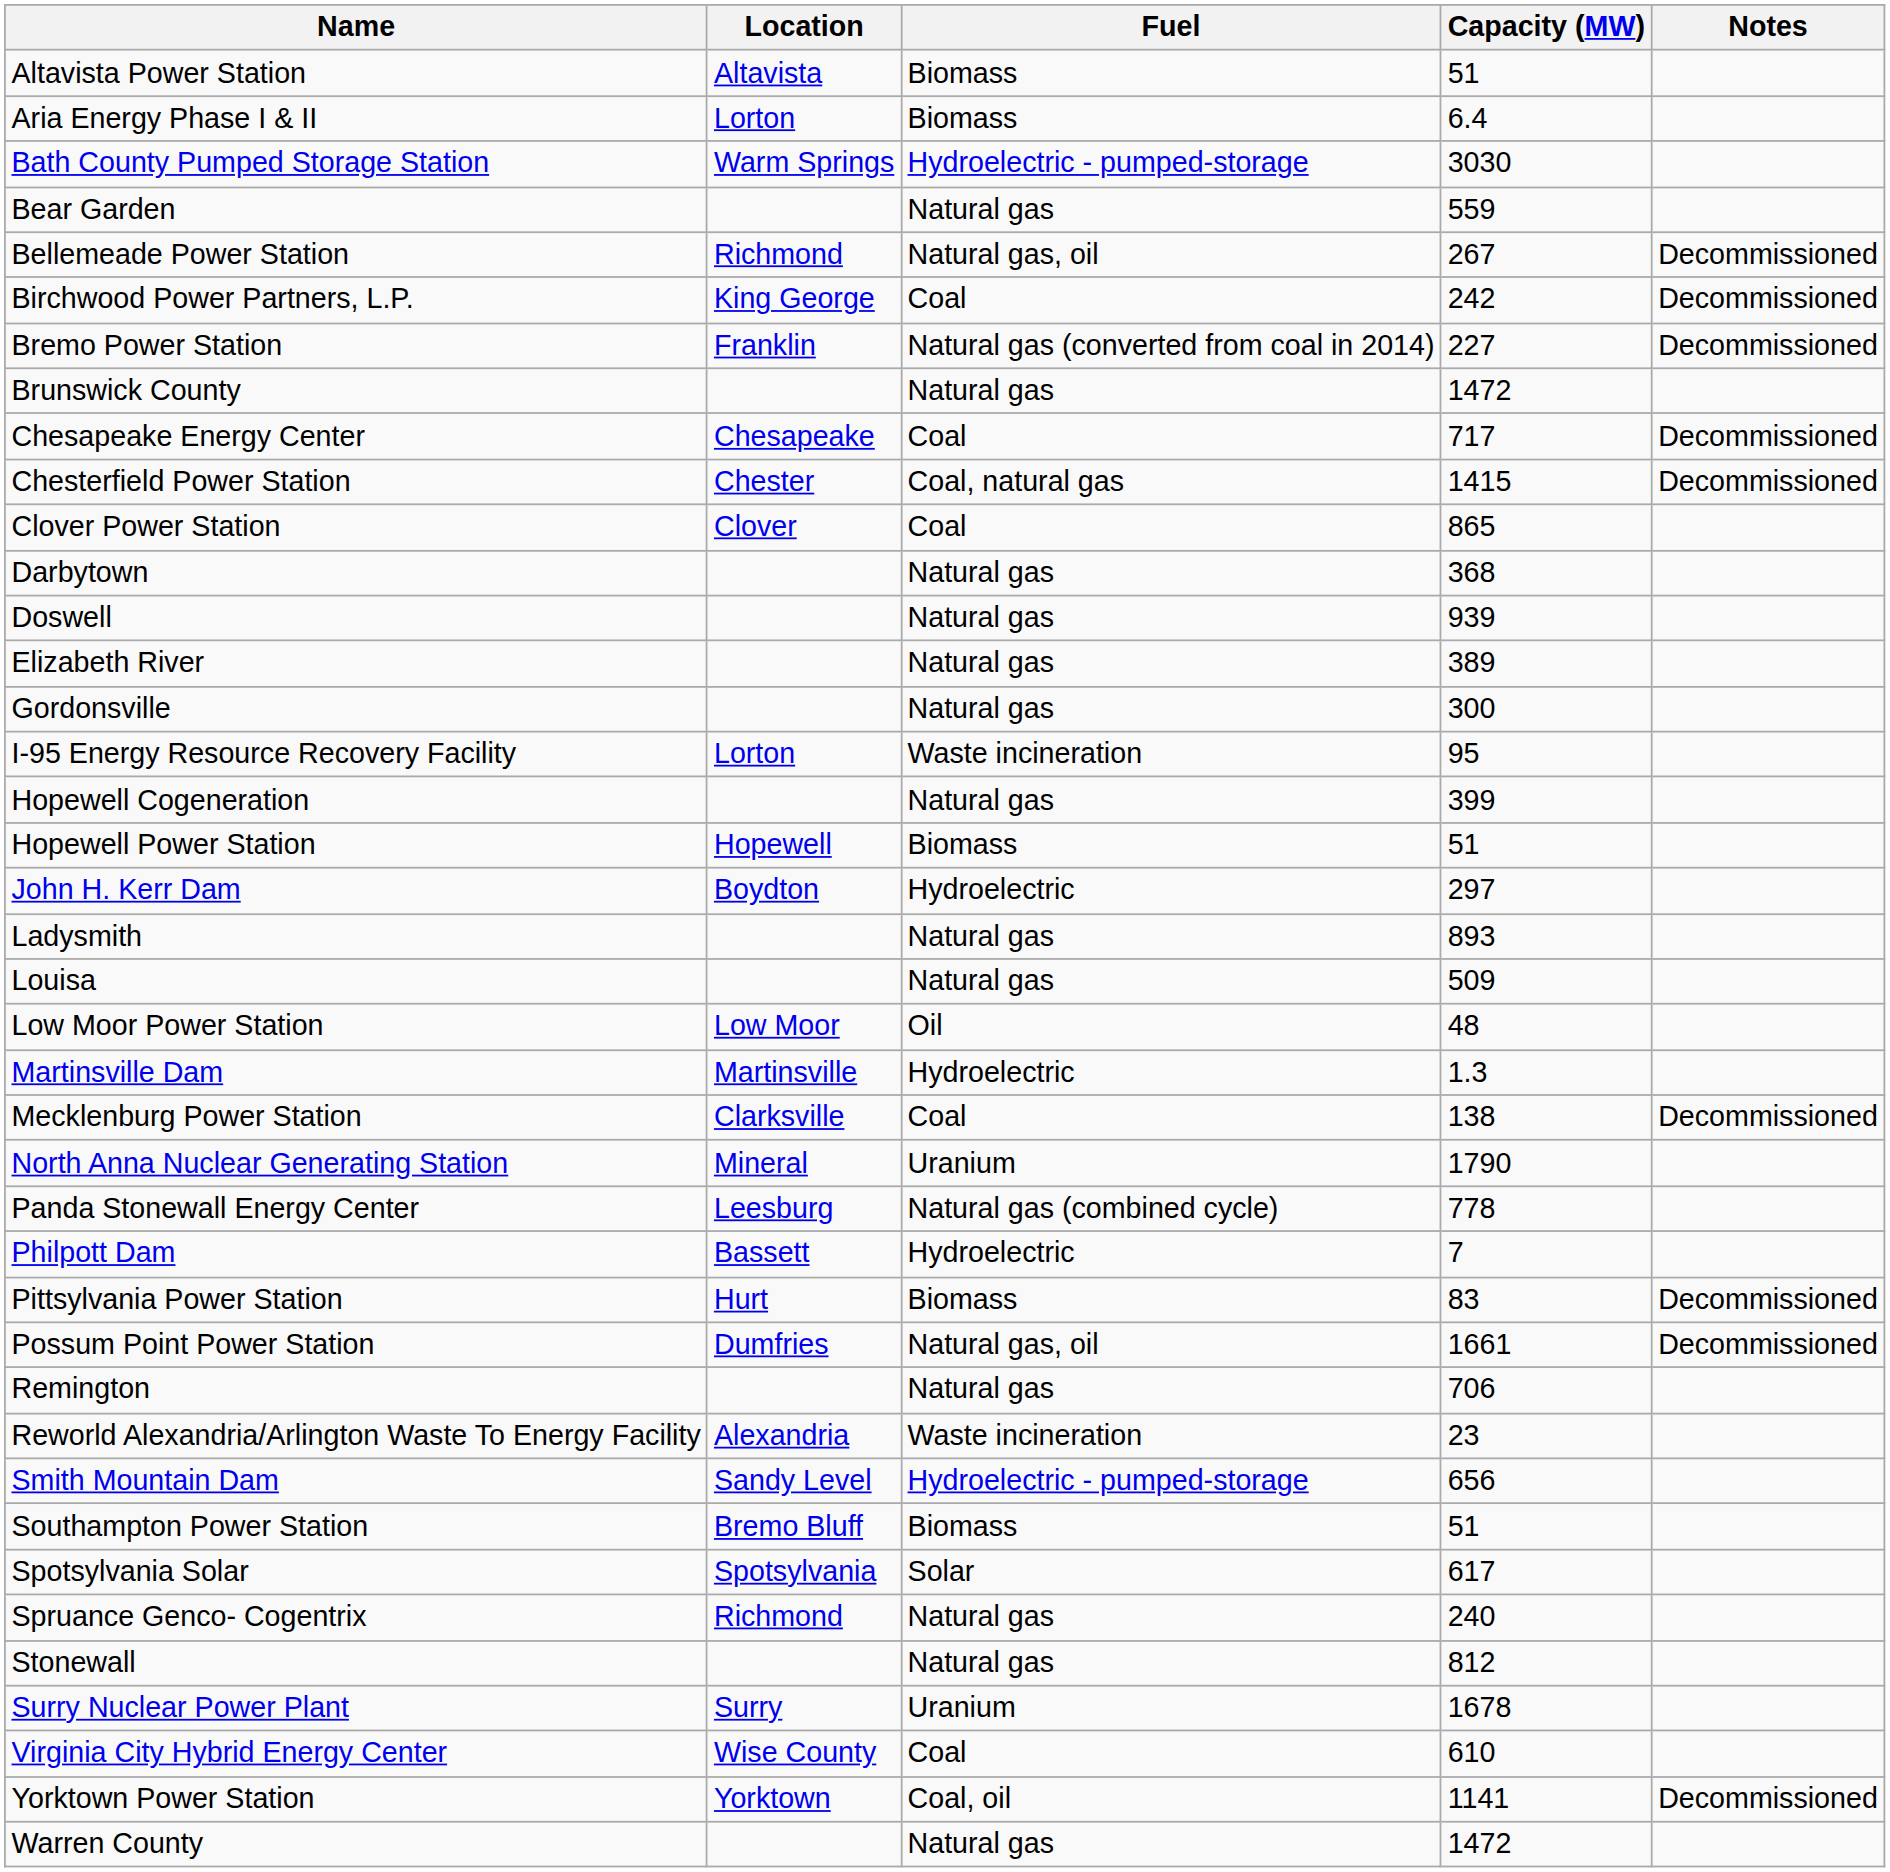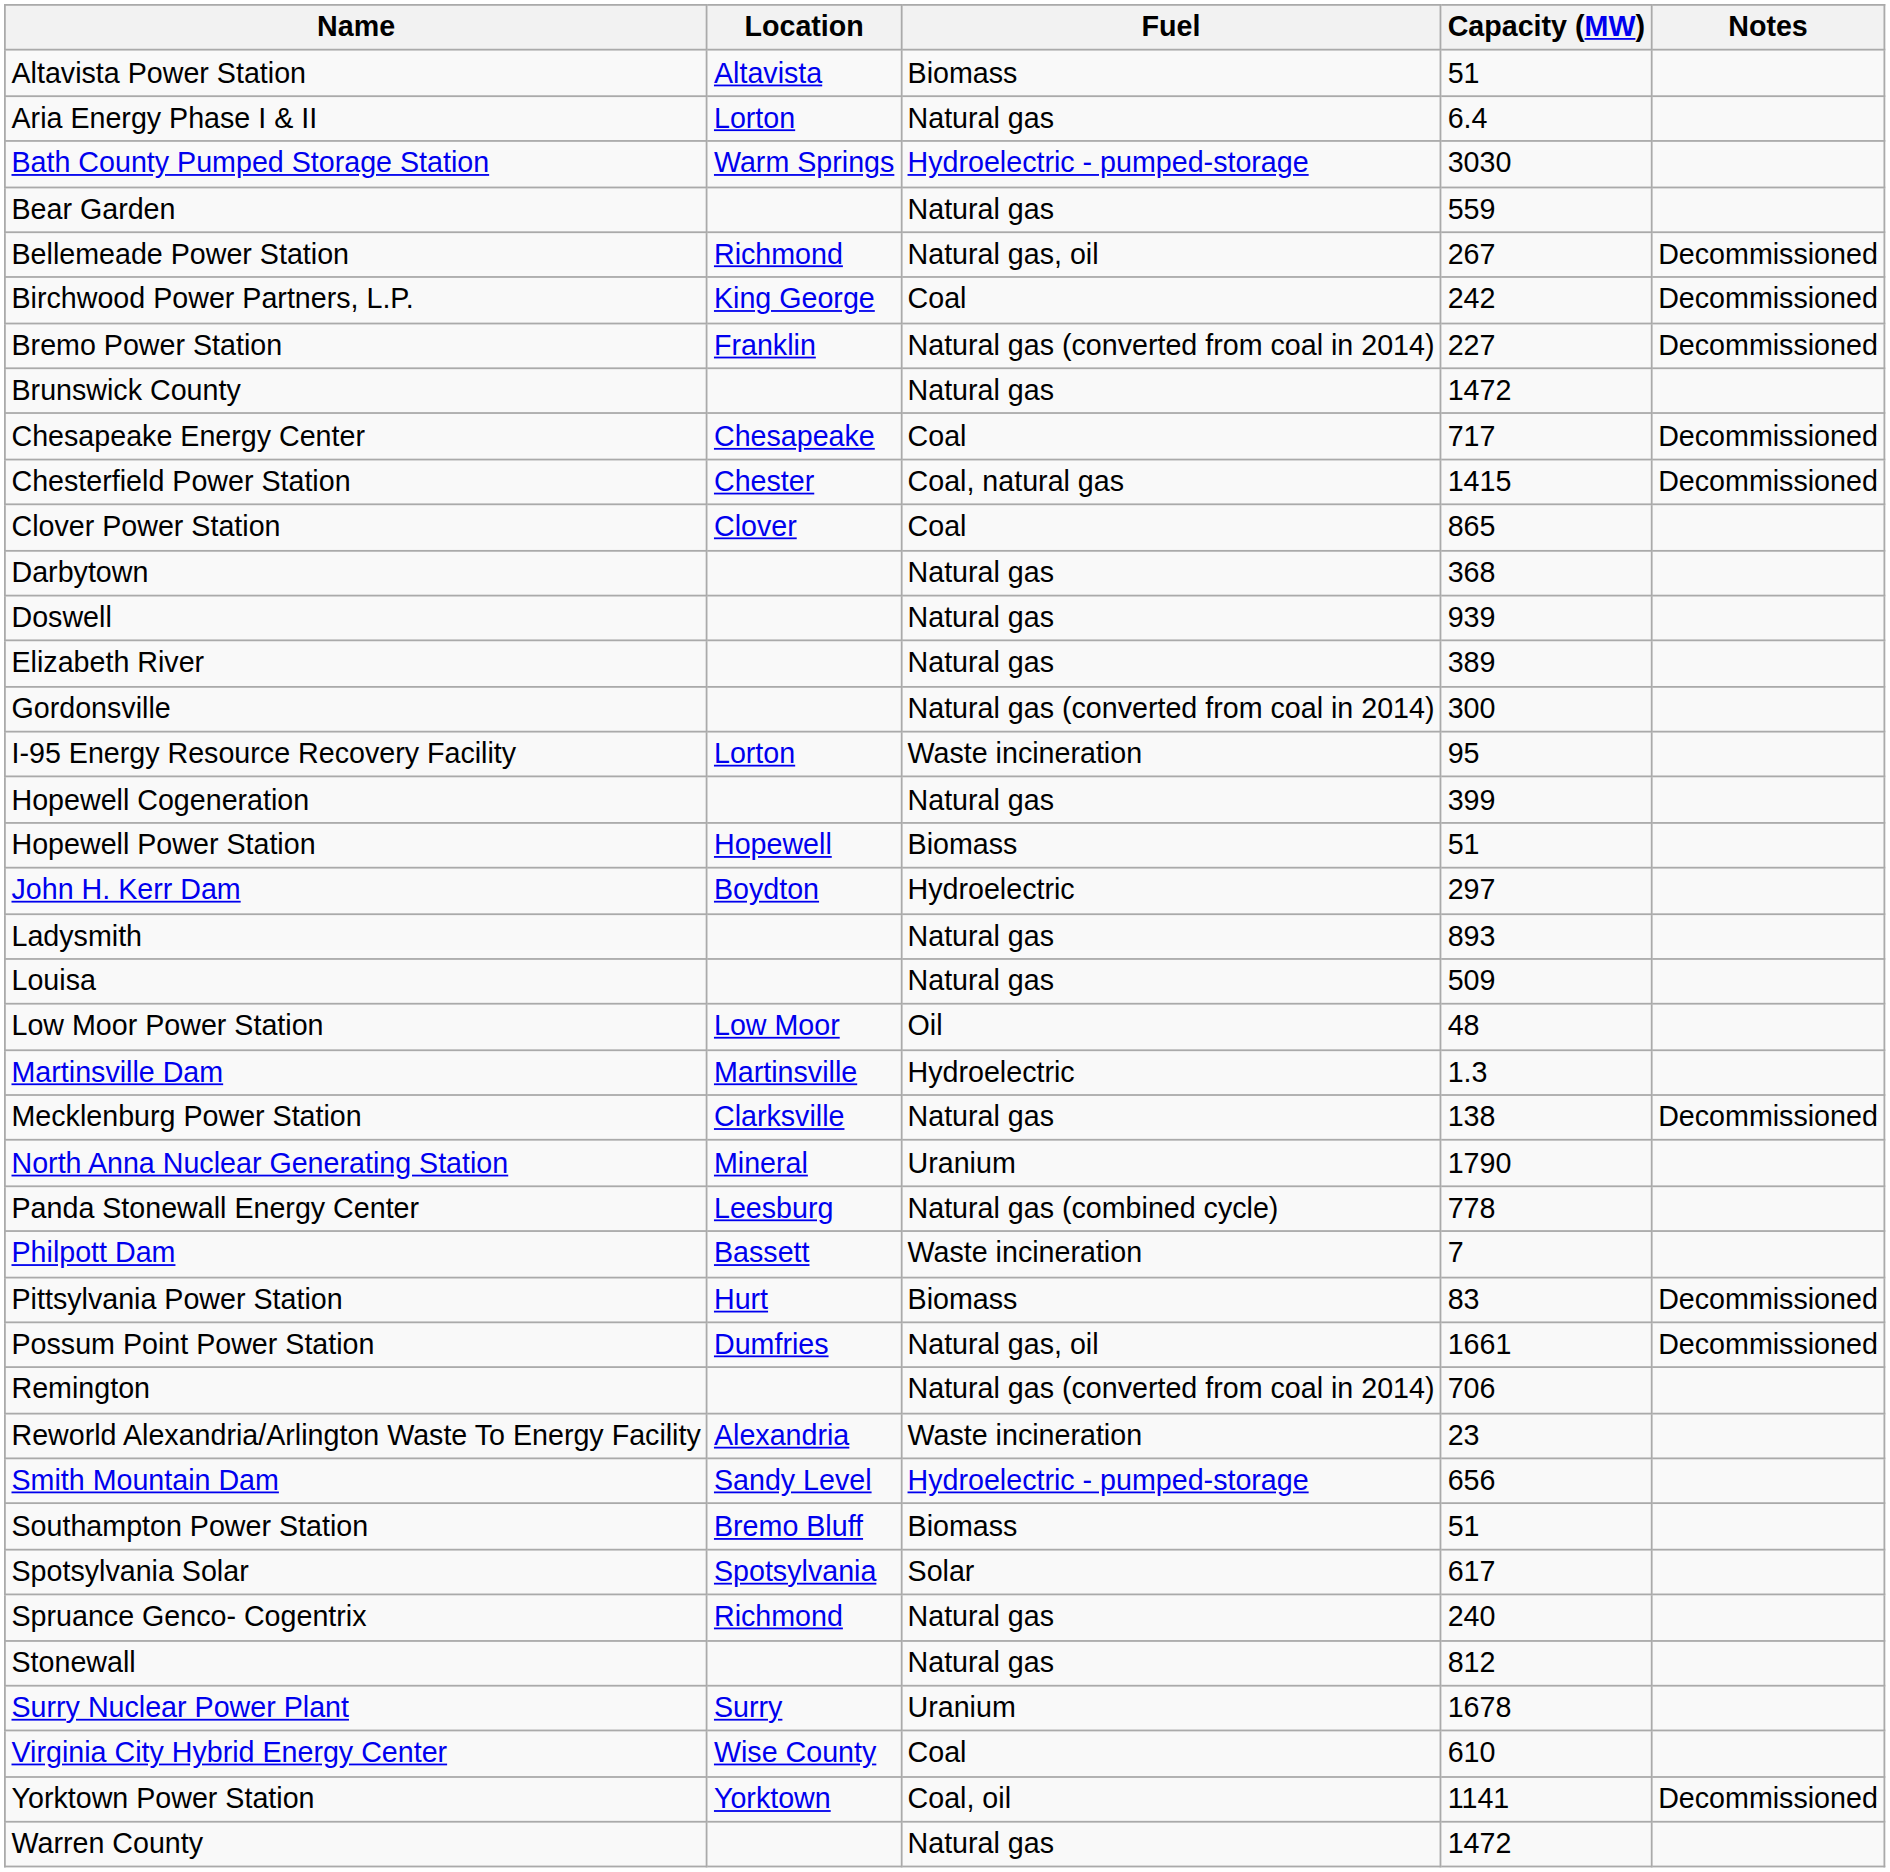(962, 118) Biomass -> (981, 118) Natural gas
(981, 708) Natural gas -> (1171, 708) Natural gas (converted from coal in 2014)
(937, 1117) Coal -> (981, 1117) Natural gas
(991, 1253) Hydroelectric -> (1025, 1253) Waste incineration
(981, 1389) Natural gas -> (1171, 1389) Natural gas (converted from coal in 2014)
